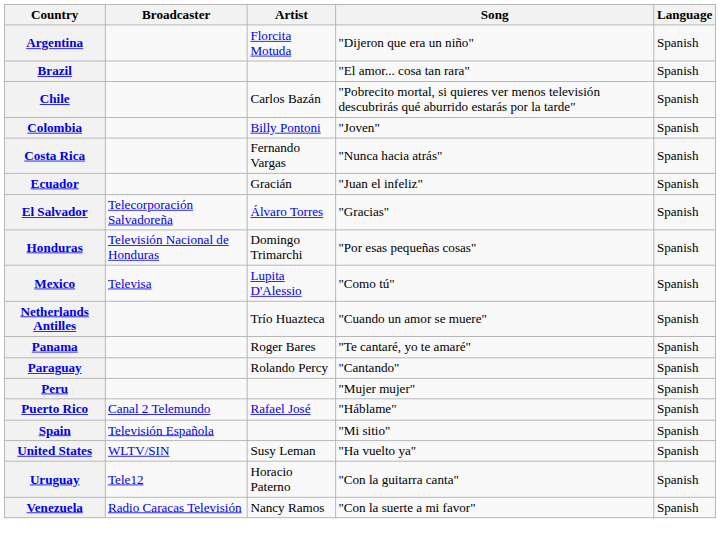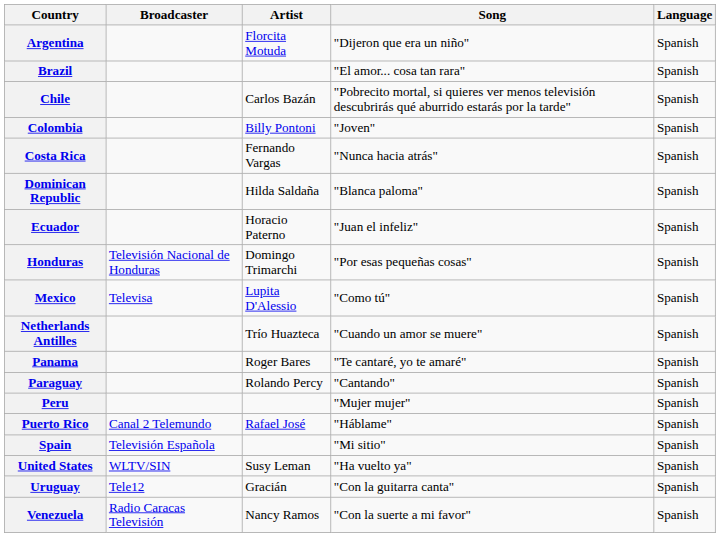+ row: (55, 191)
(271, 184) Gracián -> (266, 226) Horacio Paterno
- row: (55, 212)
(272, 479) Horacio Paterno -> (266, 486) Gracián
